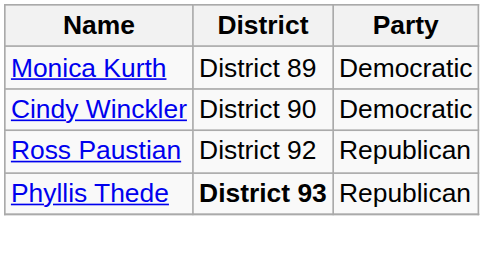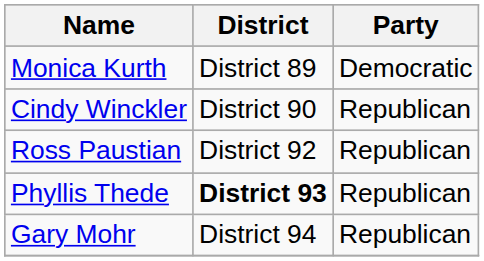(406, 109) Democratic -> (405, 109) Republican
+ row: (73, 234)
